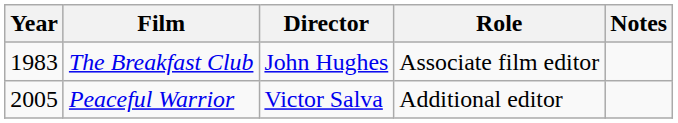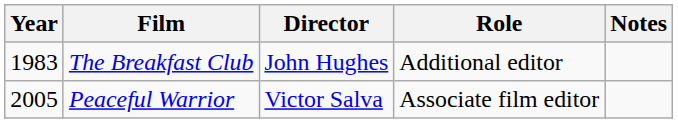(499, 61) Associate film editor -> (481, 61) Additional editor
(481, 99) Additional editor -> (499, 99) Associate film editor
